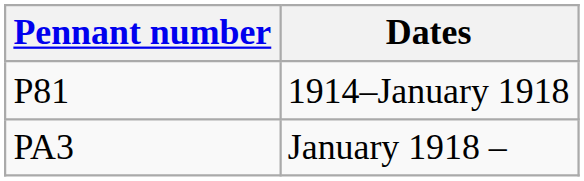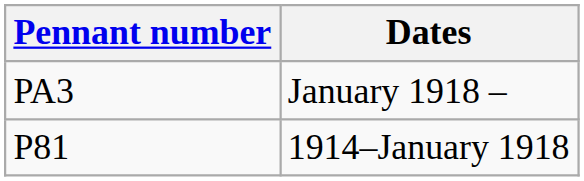rows swapped: (41, 89) <-> (44, 146)
